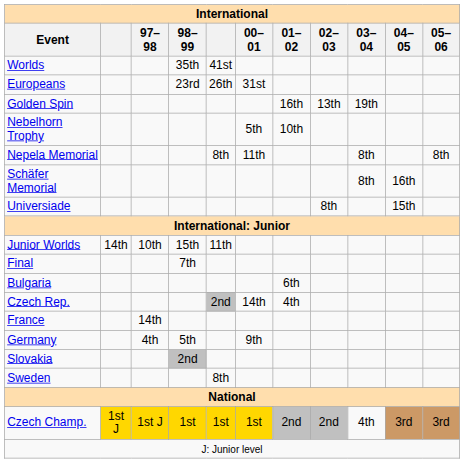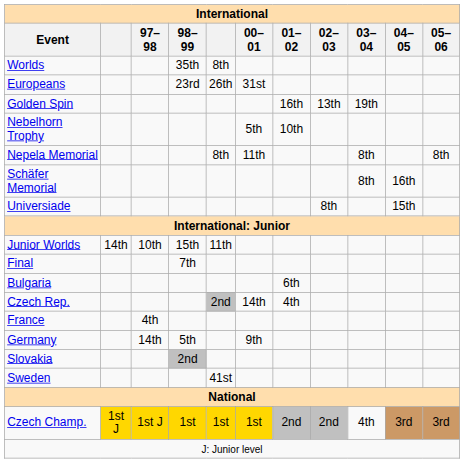(221, 65) 41st -> (221, 65) 8th
(150, 320) 14th -> (150, 320) 4th
(150, 339) 4th -> (150, 339) 14th
(221, 378) 8th -> (221, 378) 41st
